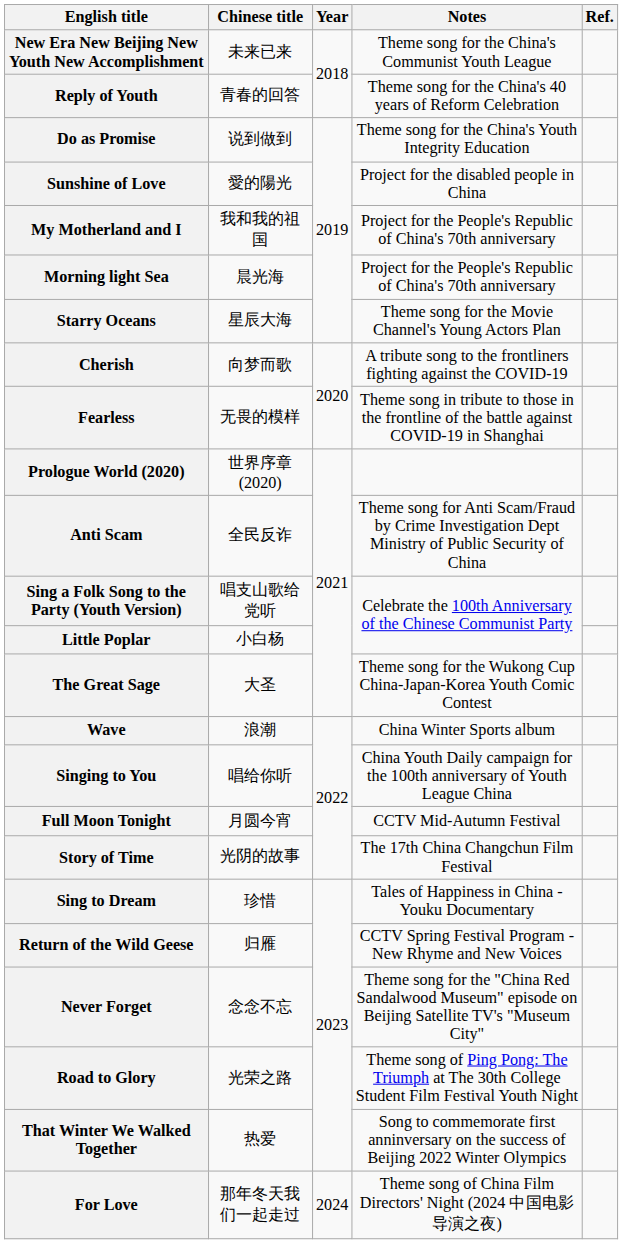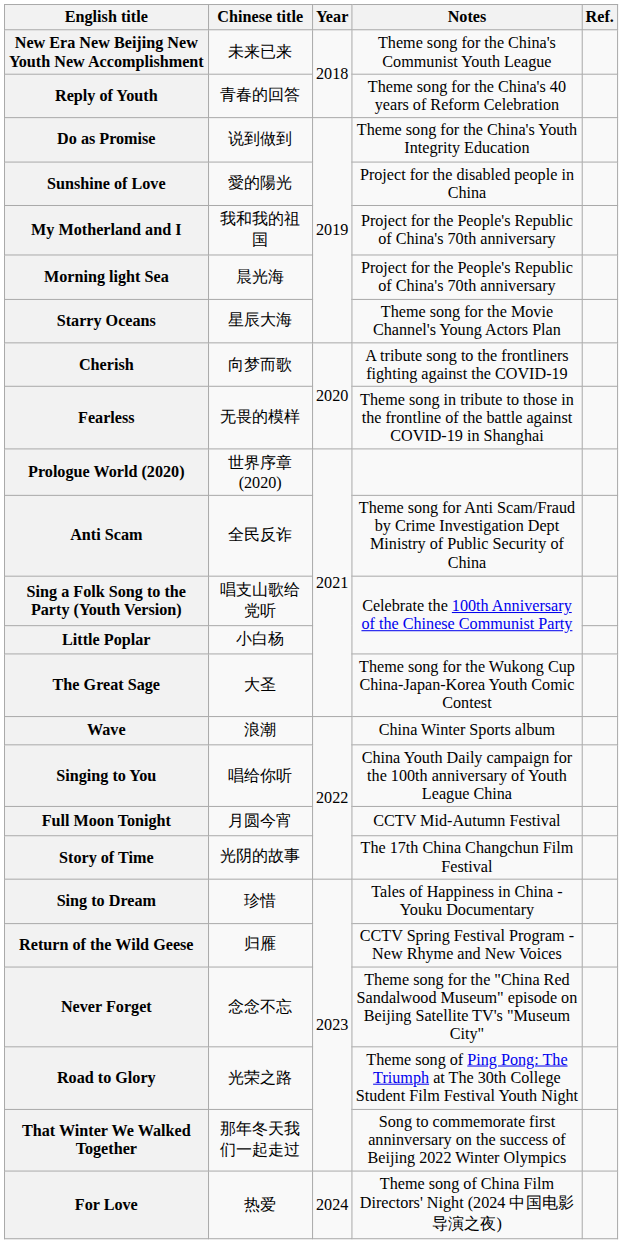(260, 1139) 热爱 -> (260, 1139) 那年冬天我们一起走过
(260, 1204) 那年冬天我们一起走过 -> (260, 1204) 热爱
